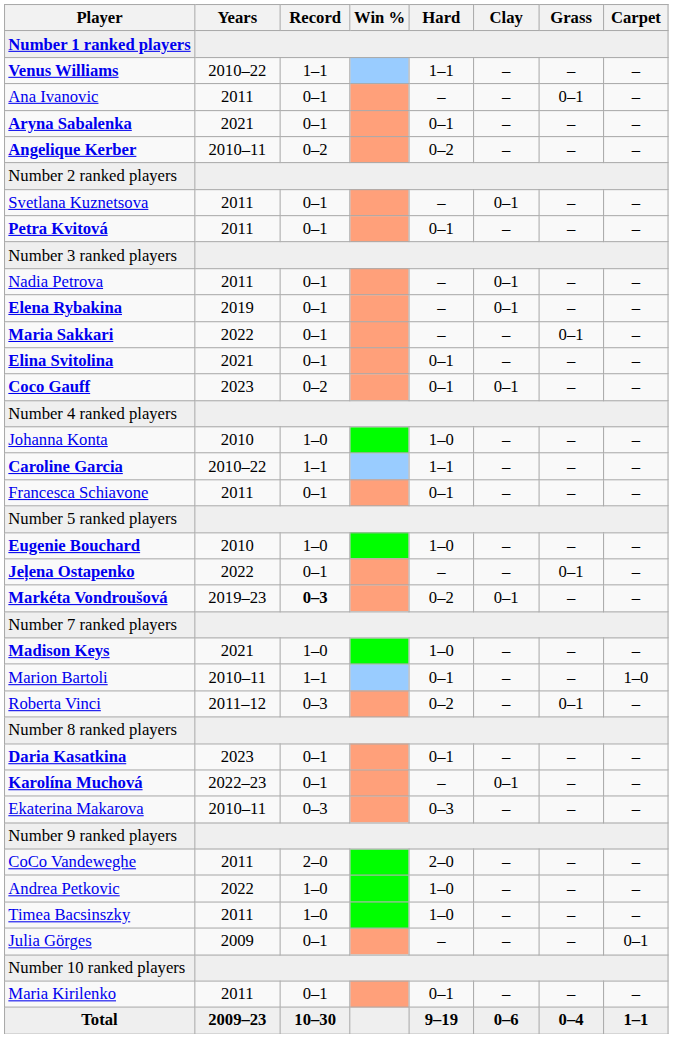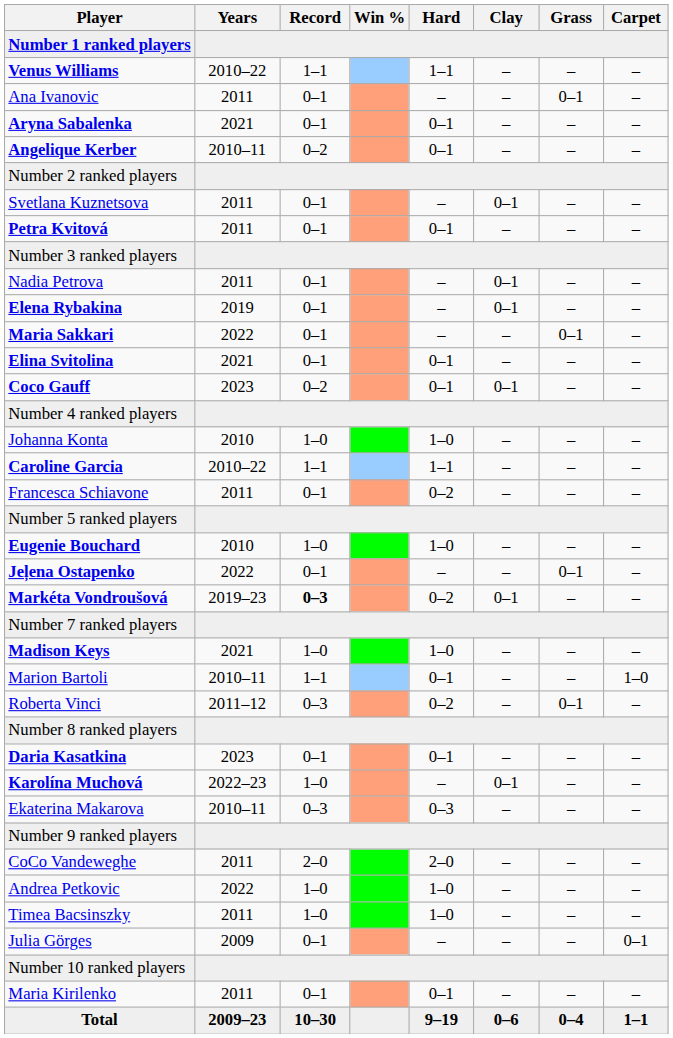(441, 149) 0–2 -> (441, 149) 0–1
(441, 492) 0–1 -> (441, 492) 0–2
(315, 783) 0–1 -> (315, 783) 1–0
